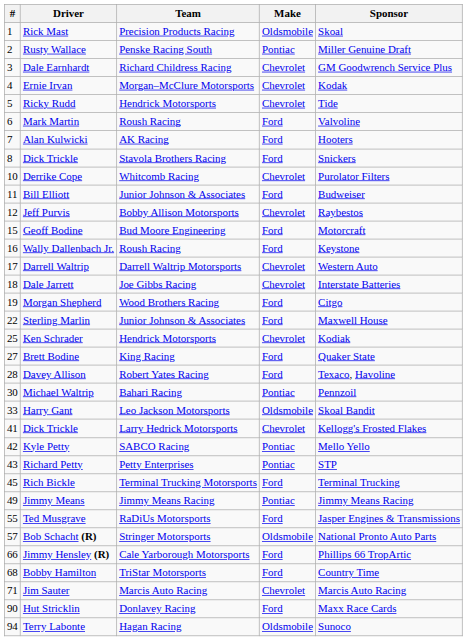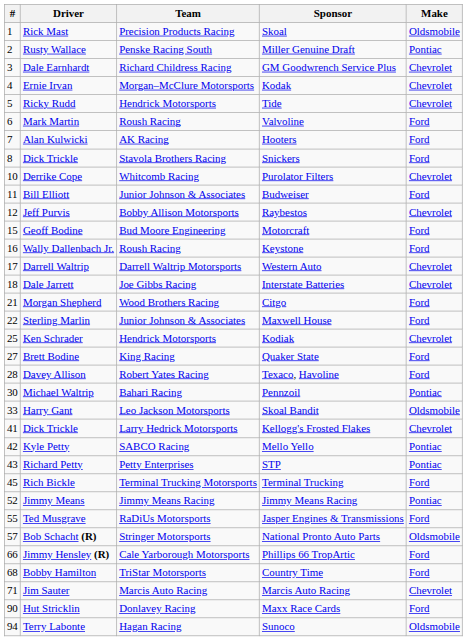columns swapped: (287, 13) <-> (389, 13)
(12, 302) 19 -> (12, 302) 21
(12, 500) 49 -> (12, 500) 52
